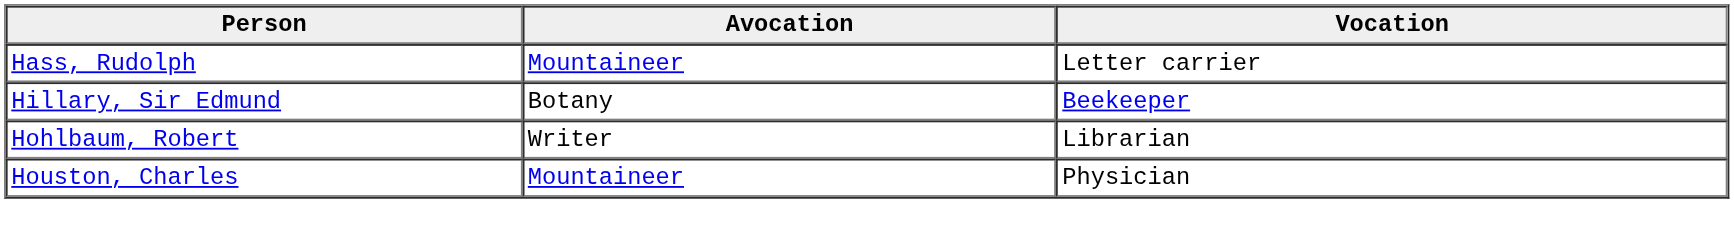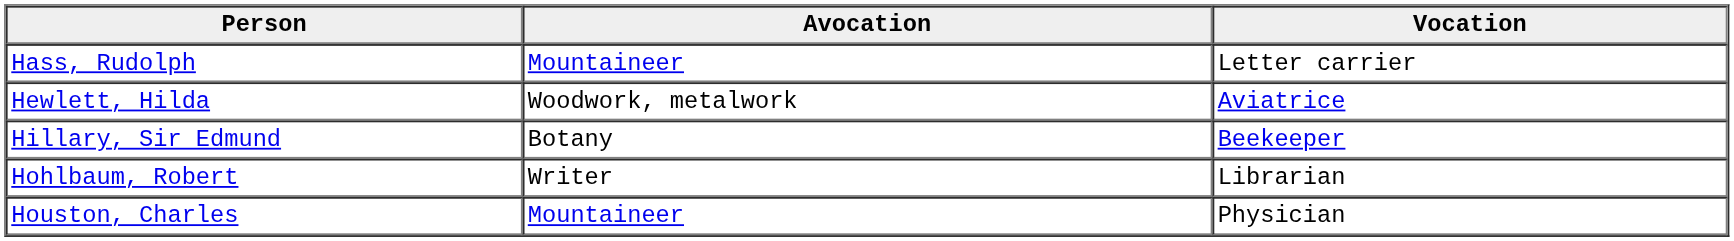+ row: (111, 101)
